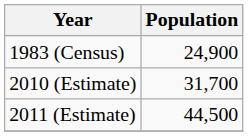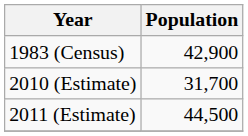(211, 51) 24,900 -> (211, 51) 42,900
